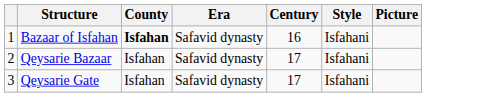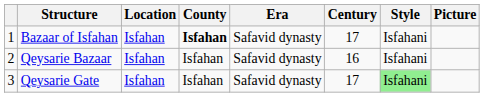+ column: (150, 15)
(294, 37) 16 -> (352, 37) 17
(294, 59) 17 -> (352, 59) 16
(347, 80) no background -> (405, 80) lightgreen background
